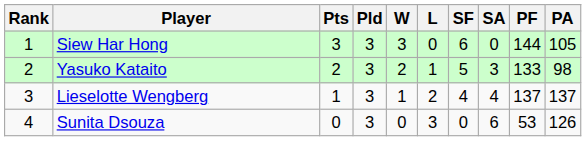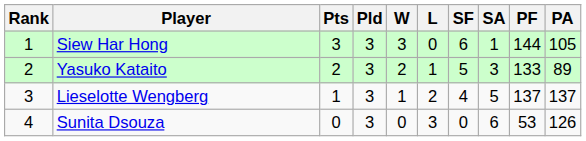(494, 44) 0 -> (494, 44) 1
(562, 70) 98 -> (562, 70) 89
(494, 97) 4 -> (494, 97) 5
